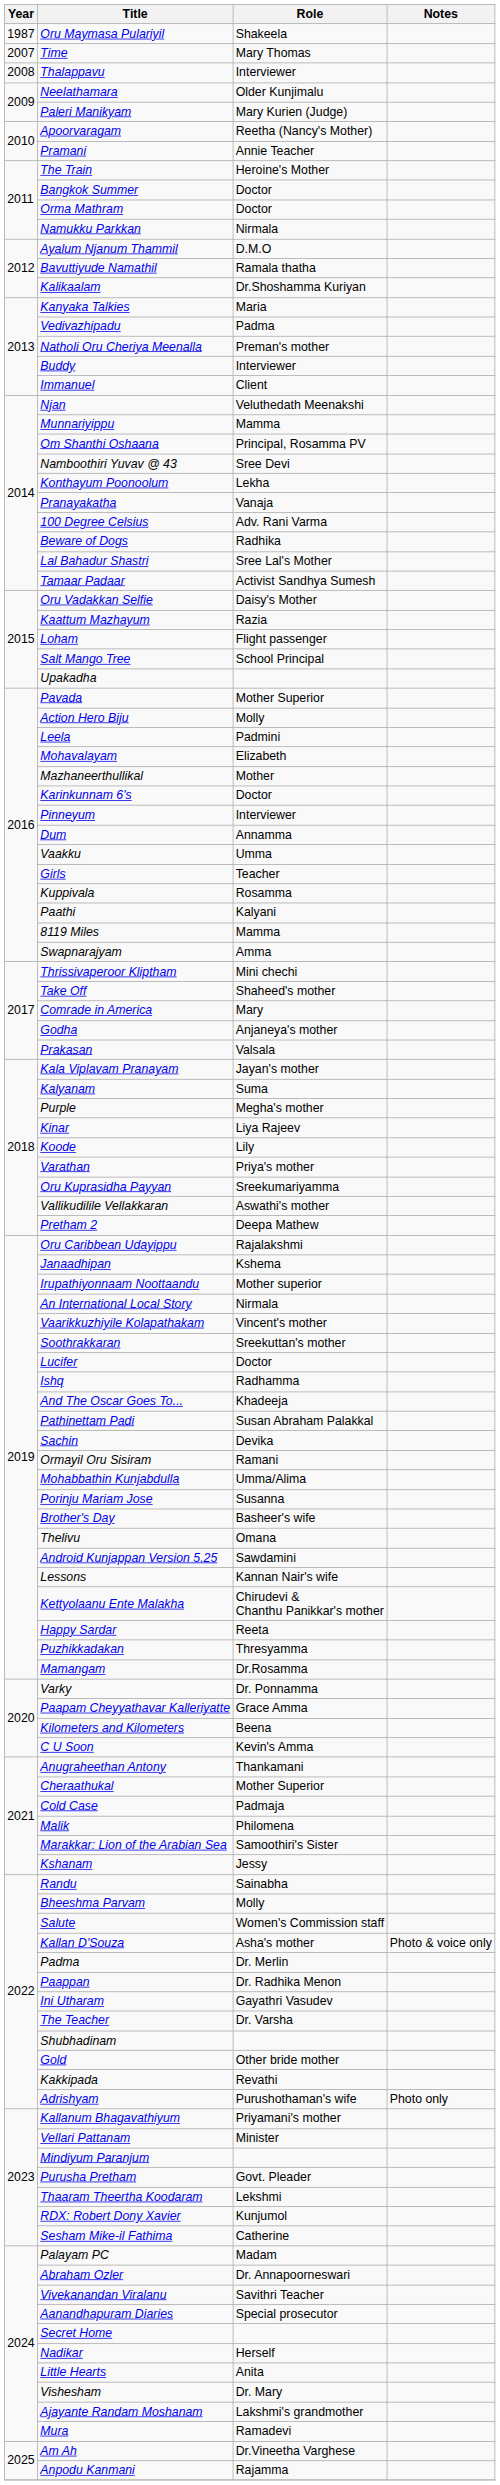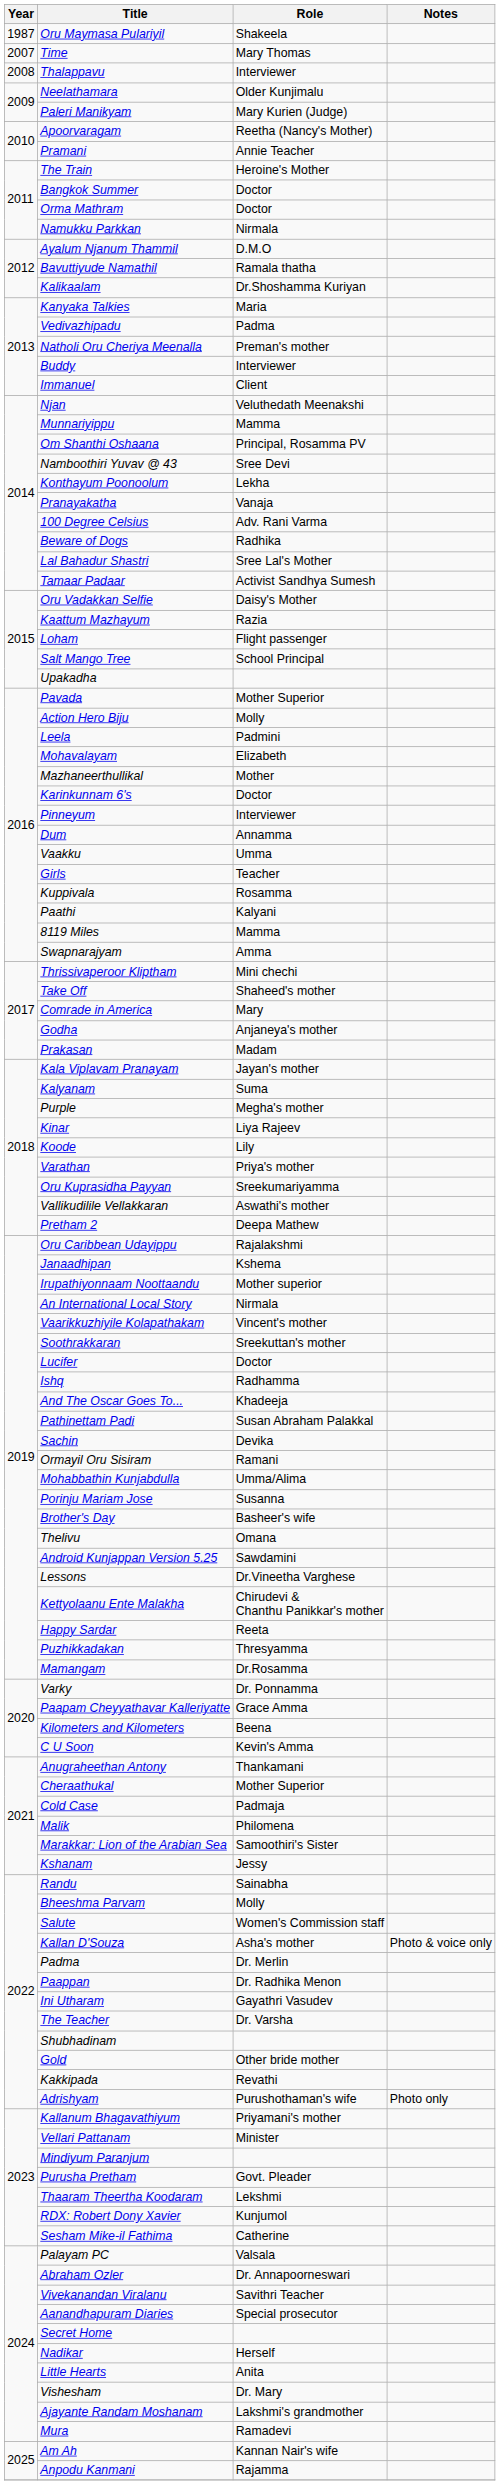(255, 1049) Valsala -> (256, 1049) Madam
(287, 1577) Kannan Nair's wife -> (295, 1577) Dr.Vineetha Varghese
(256, 2255) Madam -> (255, 2255) Valsala
(295, 2450) Dr.Vineetha Varghese -> (287, 2450) Kannan Nair's wife
